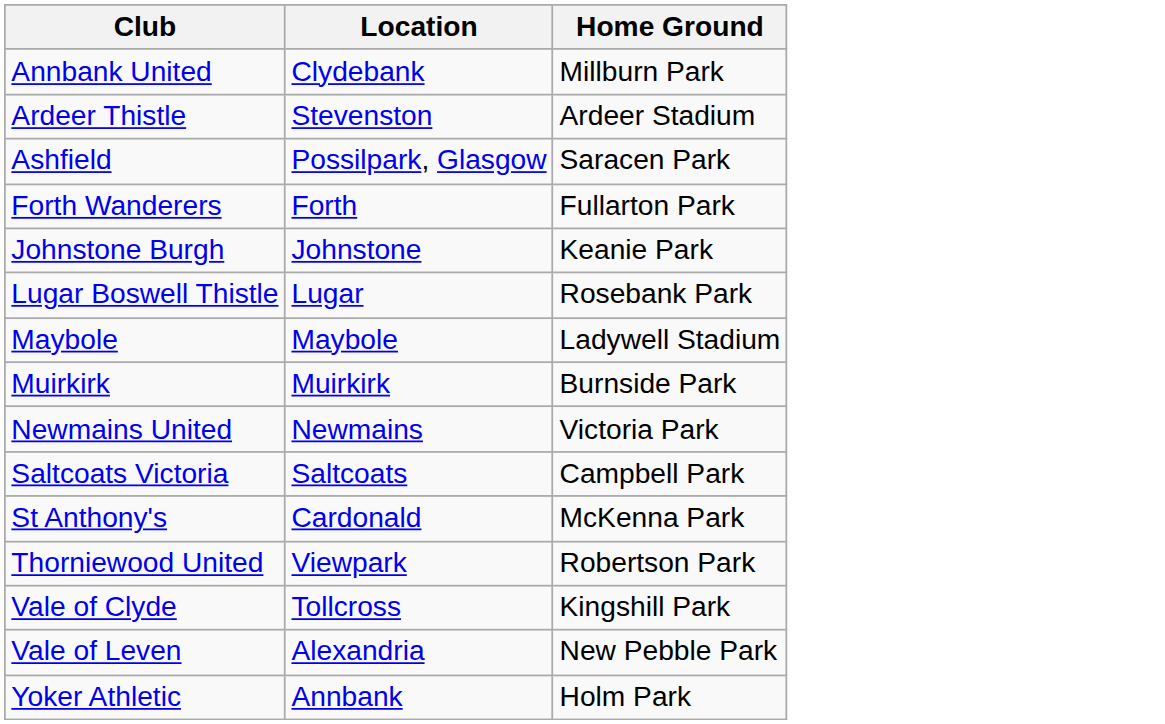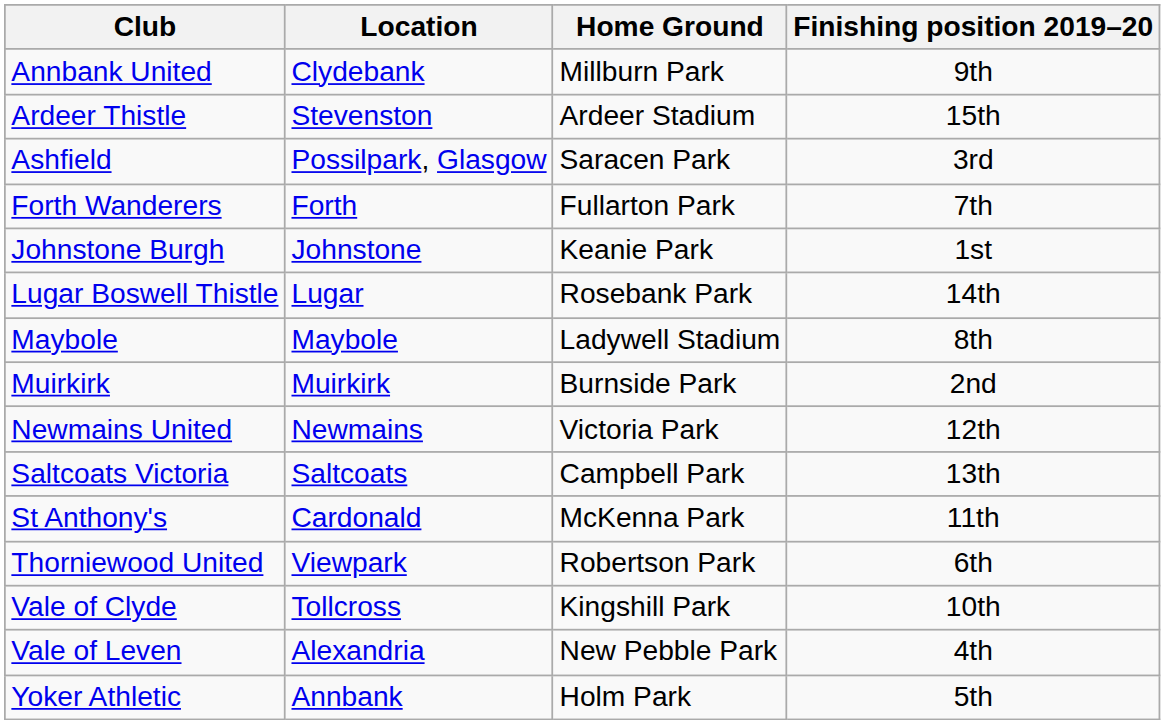+ column: (973, 26)
